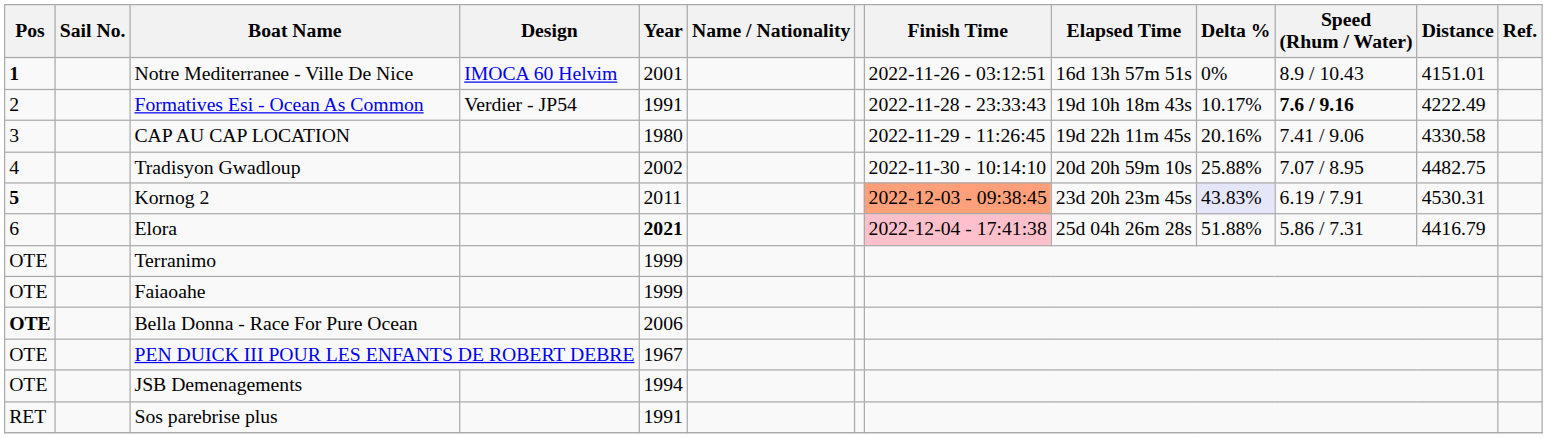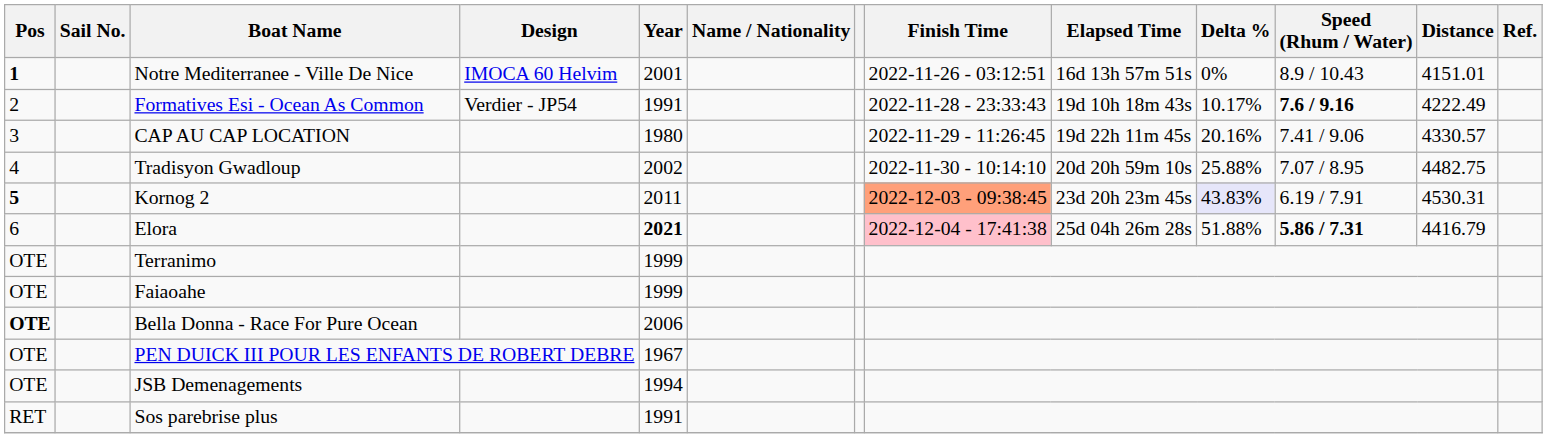(1454, 135) 4330.58 -> (1454, 135) 4330.57
(1322, 229) normal -> (1322, 229) bold
